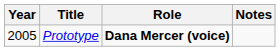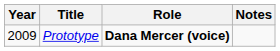(22, 35) 2005 -> (22, 35) 2009
